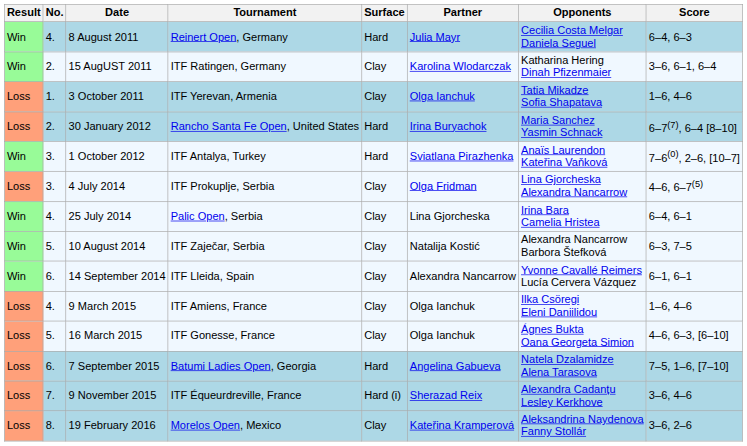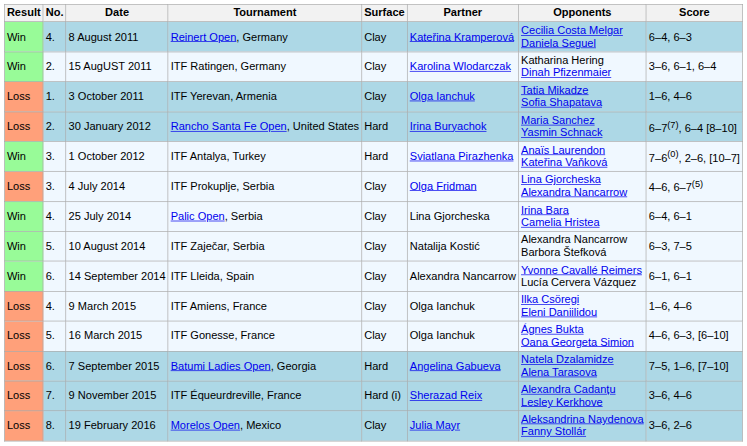(376, 36) Hard -> (375, 36) Clay
(435, 36) Julia Mayr -> (462, 36) Kateřina Kramperová
(462, 426) Kateřina Kramperová -> (435, 426) Julia Mayr
